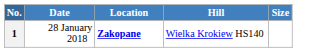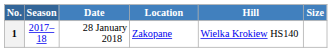+ column: (42, 12)
(119, 34) bold -> (152, 34) normal
